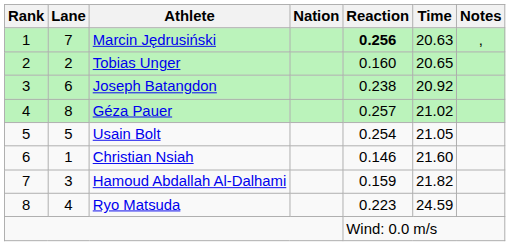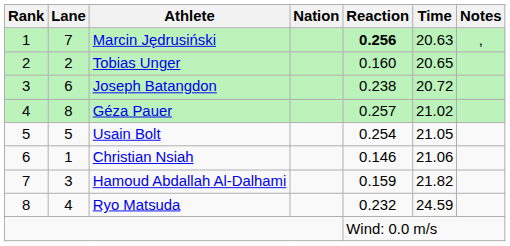(435, 87) 20.92 -> (435, 87) 20.72
(435, 157) 21.60 -> (435, 157) 21.06
(378, 205) 0.223 -> (378, 205) 0.232
